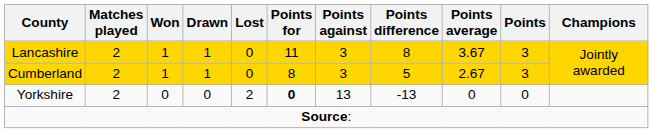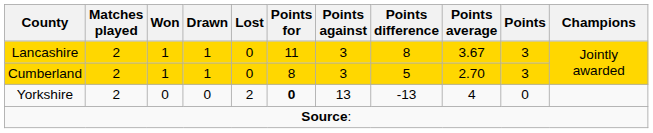(472, 73) 2.67 -> (472, 73) 2.70
(472, 95) 0 -> (472, 95) 4
